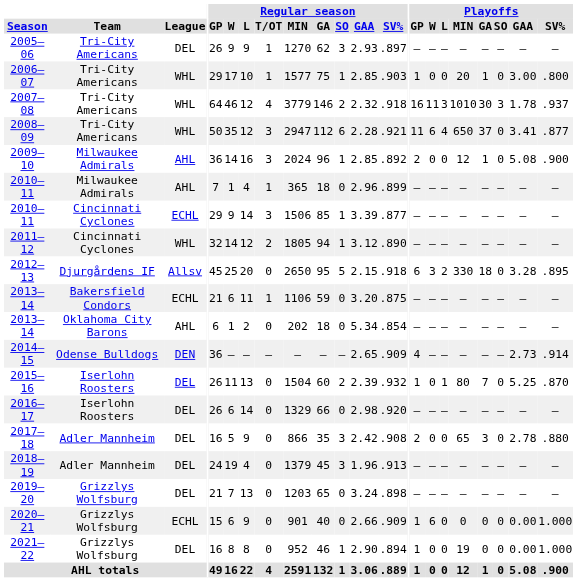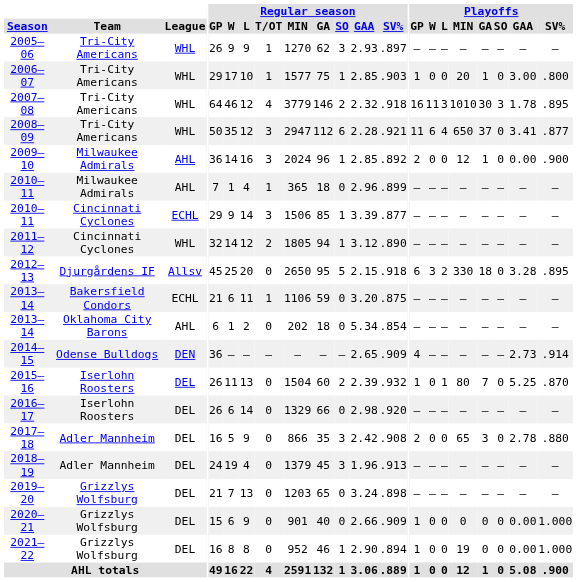(185, 48) DEL -> (185, 48) WHL
(555, 103) .937 -> (555, 103) .895
(523, 159) 5.08 -> (523, 159) 0.00
(185, 521) ECHL -> (185, 521) DEL
(432, 521) 6 -> (432, 521) 0
